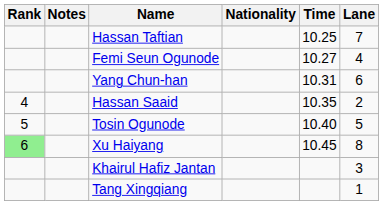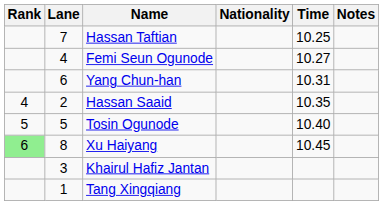columns swapped: (359, 15) <-> (67, 15)
